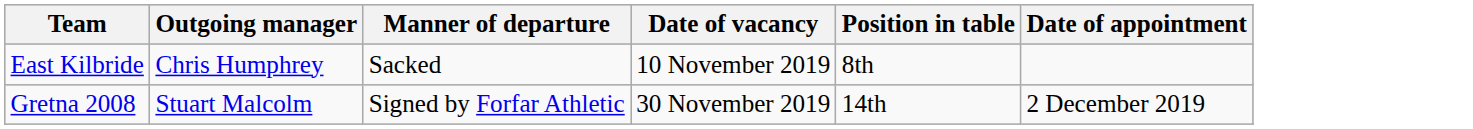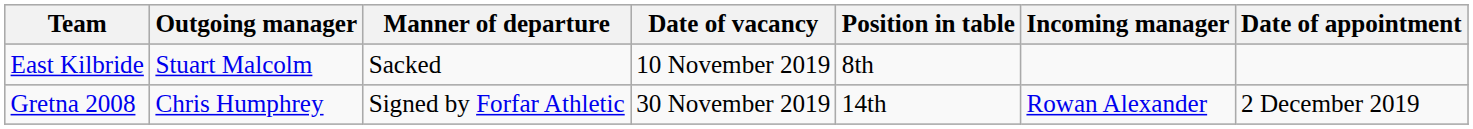+ column: (1128, 24)
(239, 64) Chris Humphrey -> (234, 64) Stuart Malcolm
(234, 104) Stuart Malcolm -> (239, 104) Chris Humphrey
